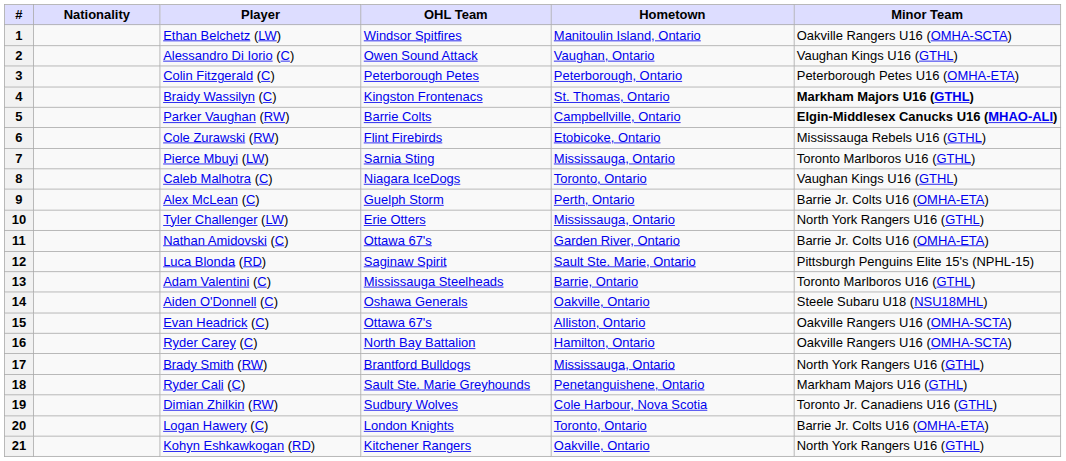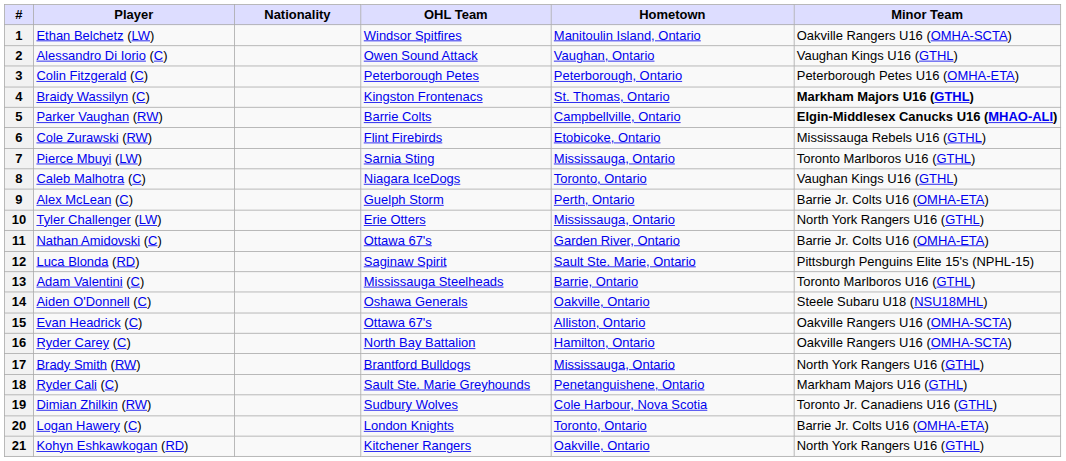columns swapped: (260, 14) <-> (97, 14)
